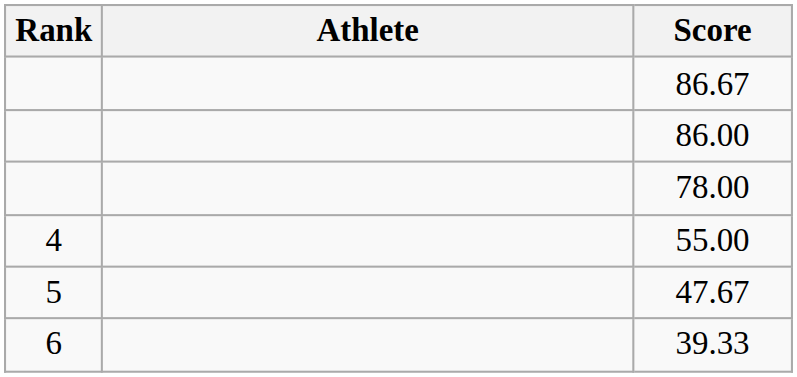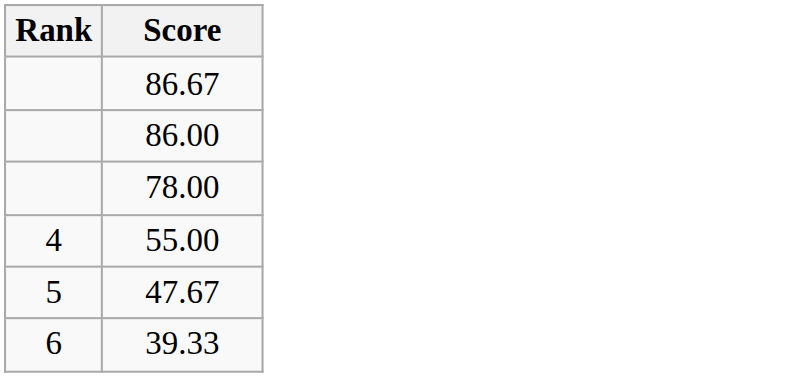- column: (368, 30)
